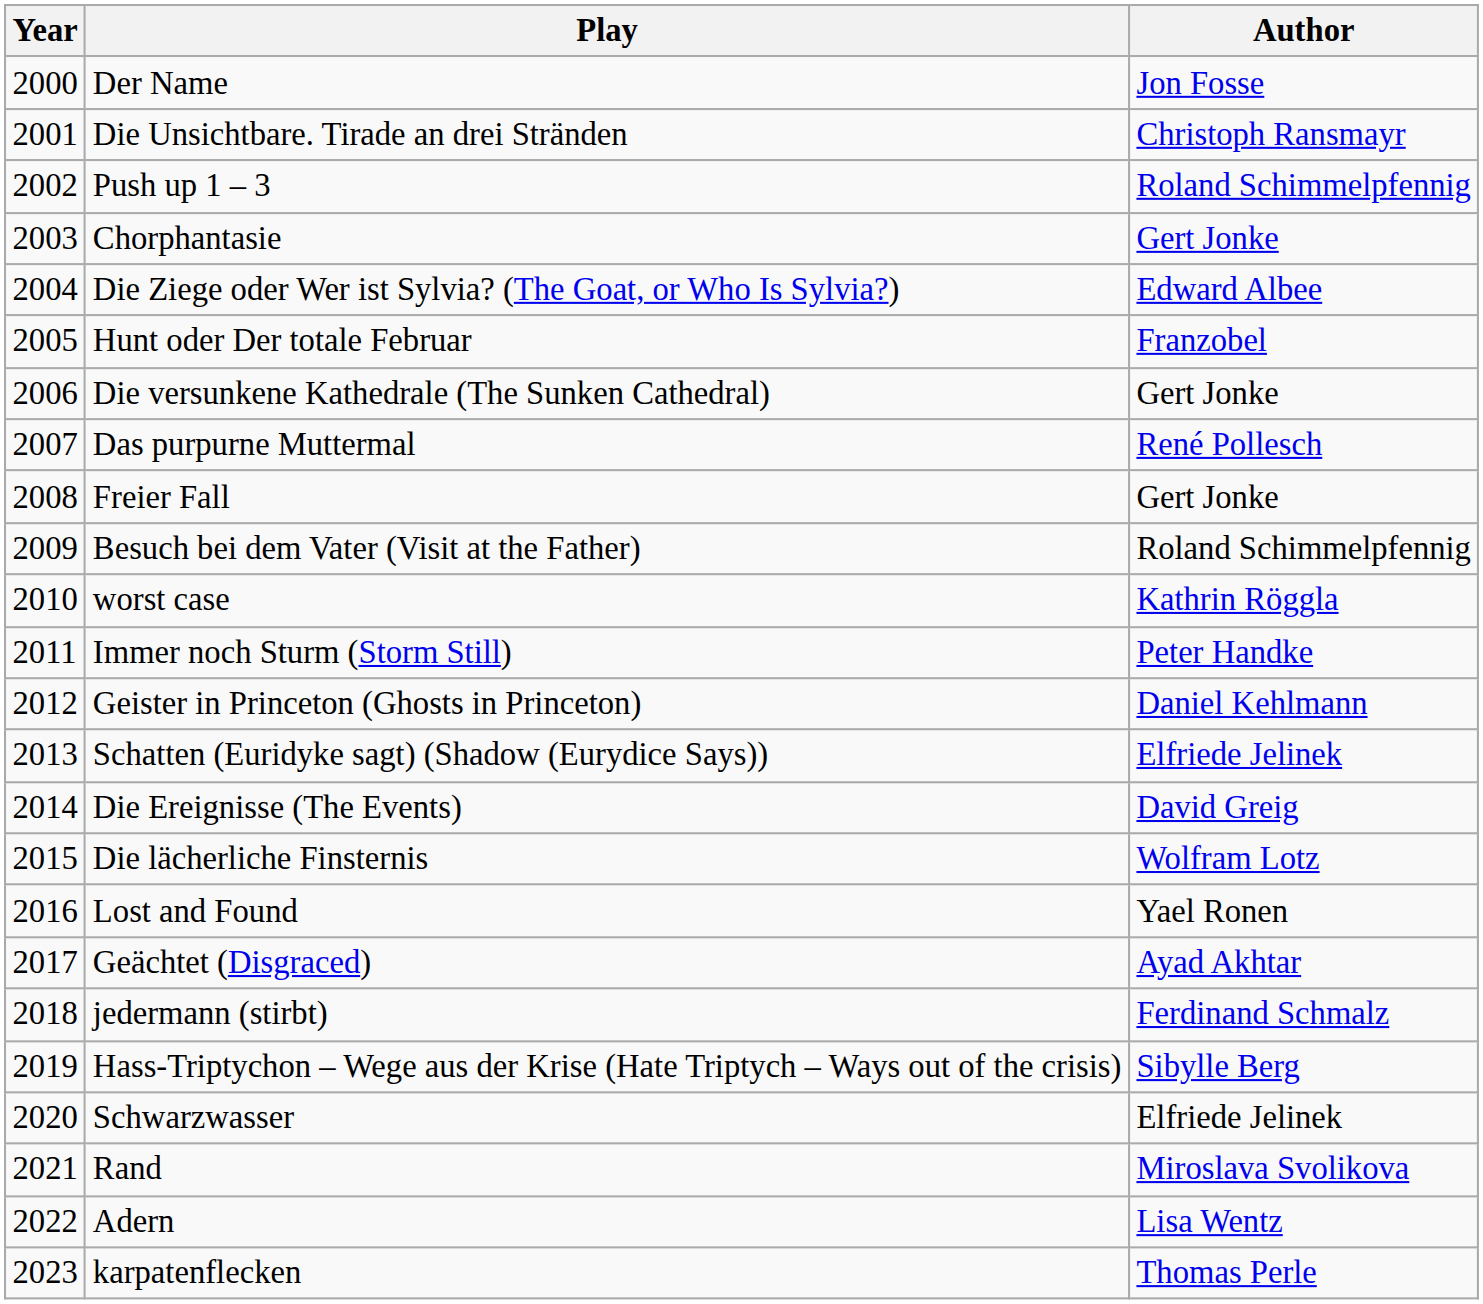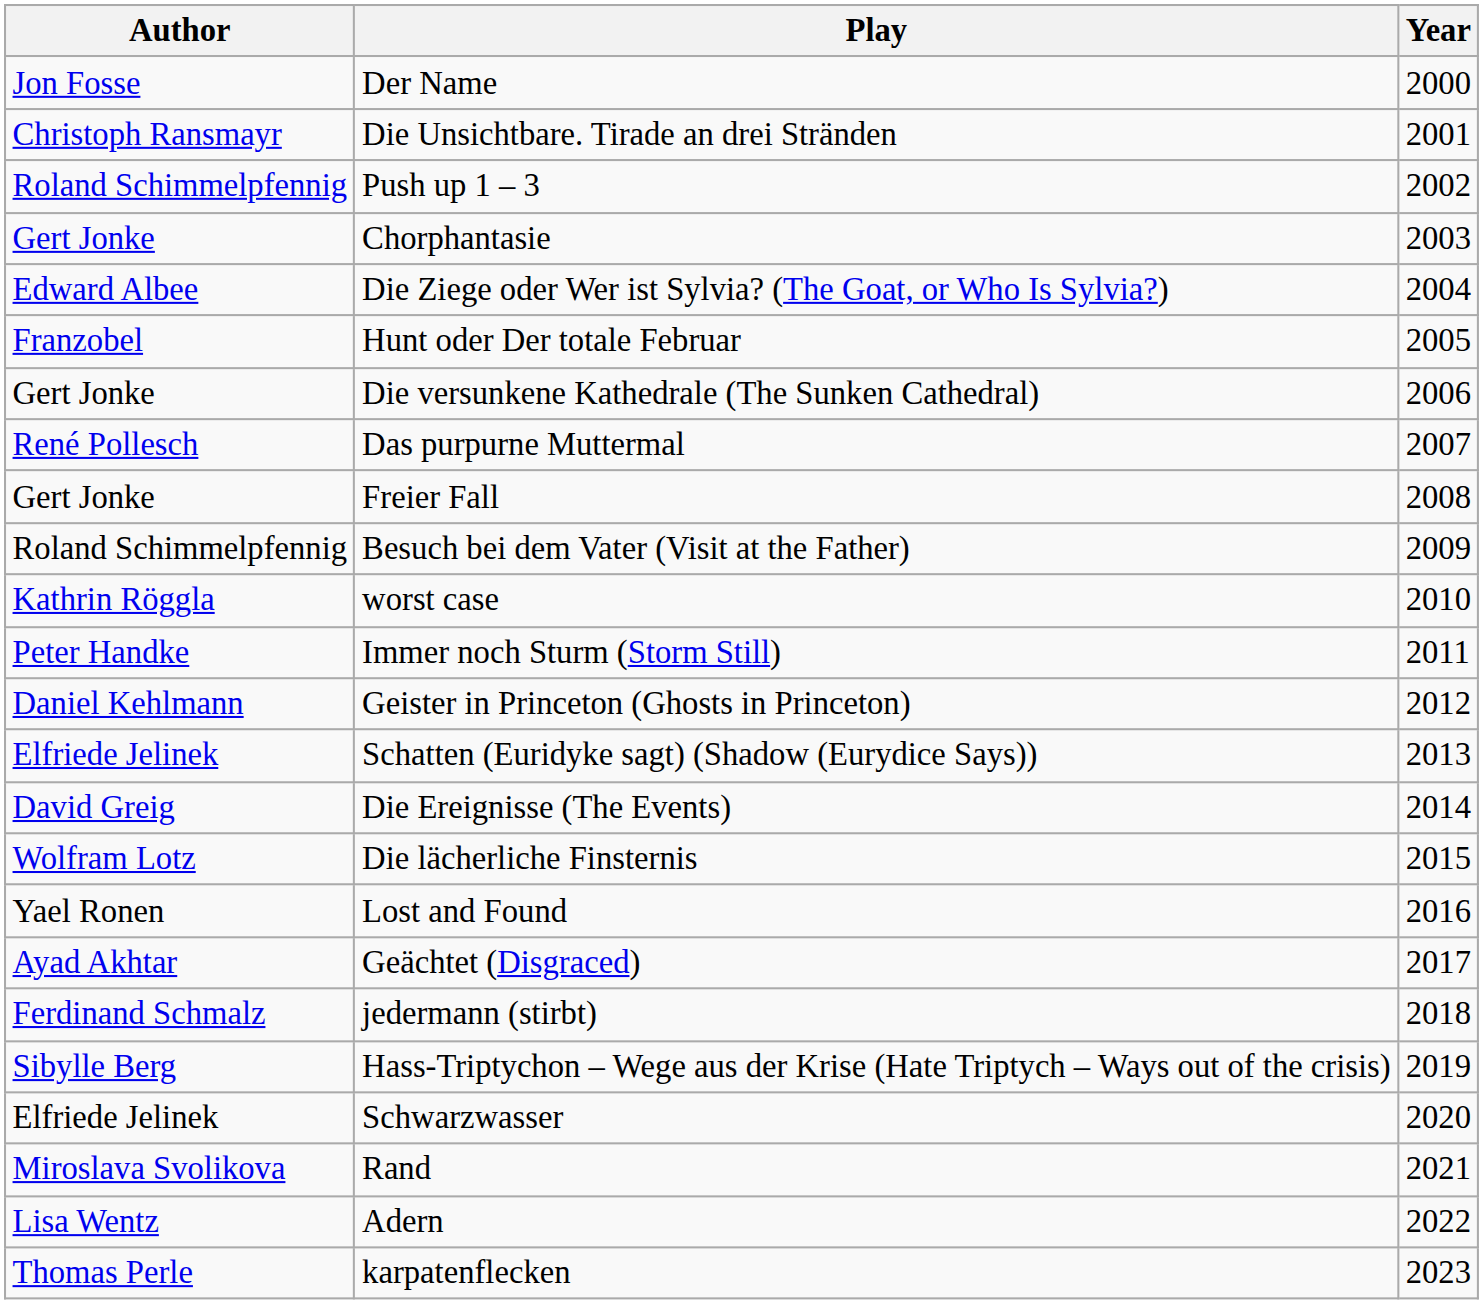columns swapped: (45, 30) <-> (1304, 30)
